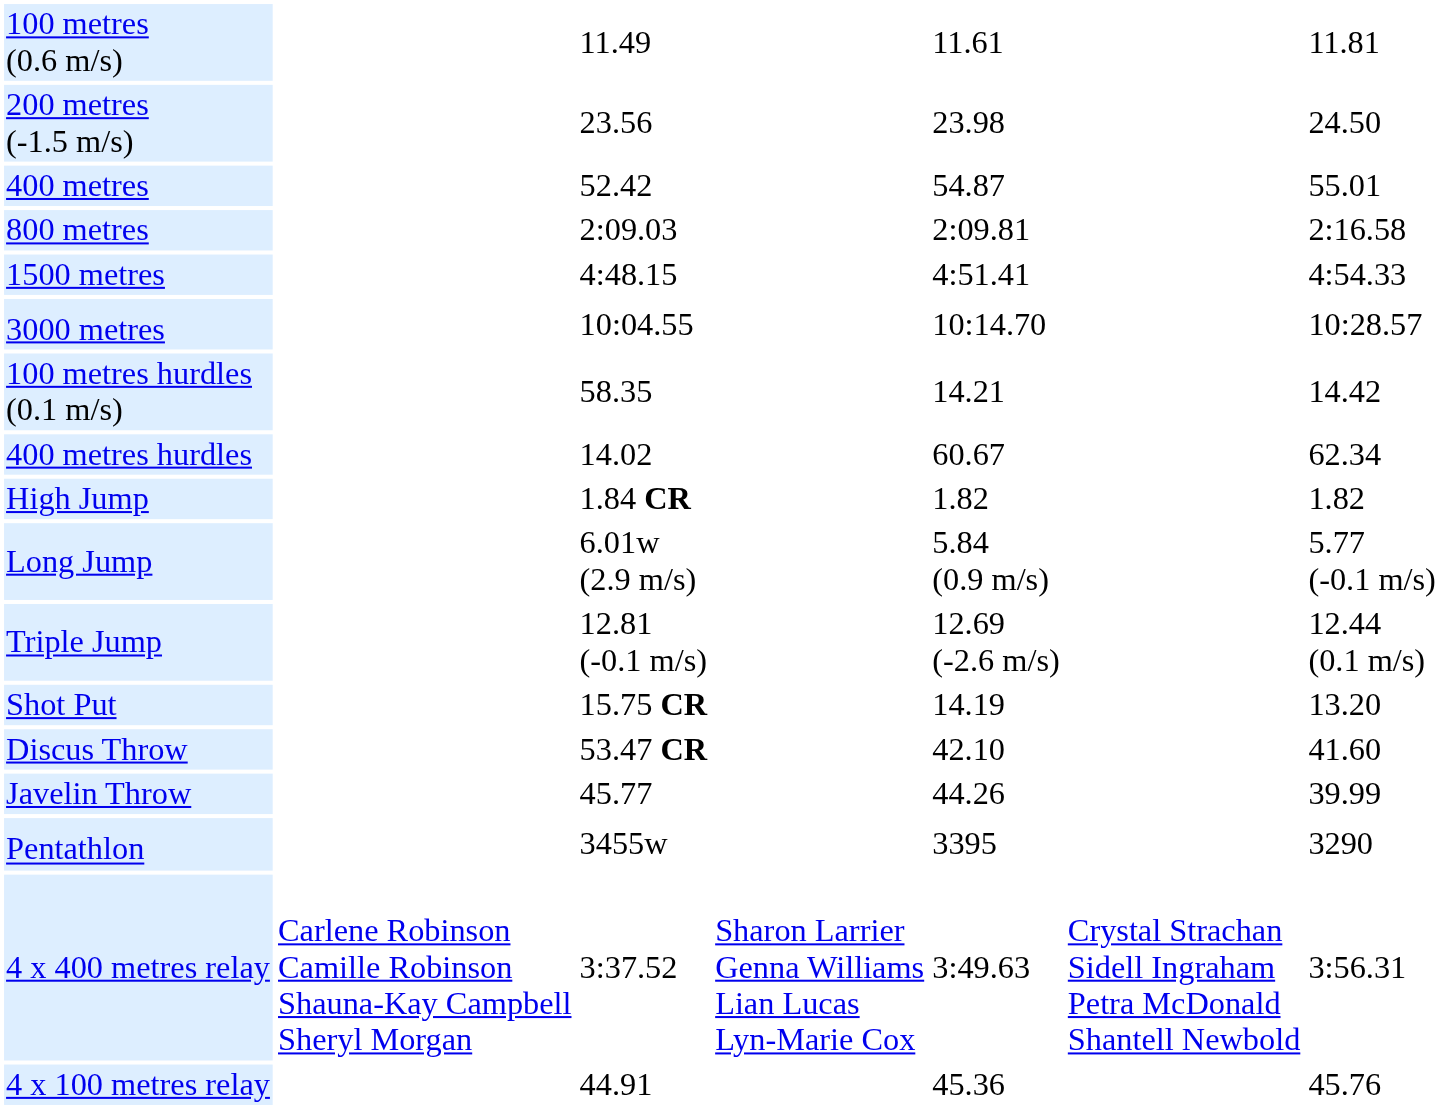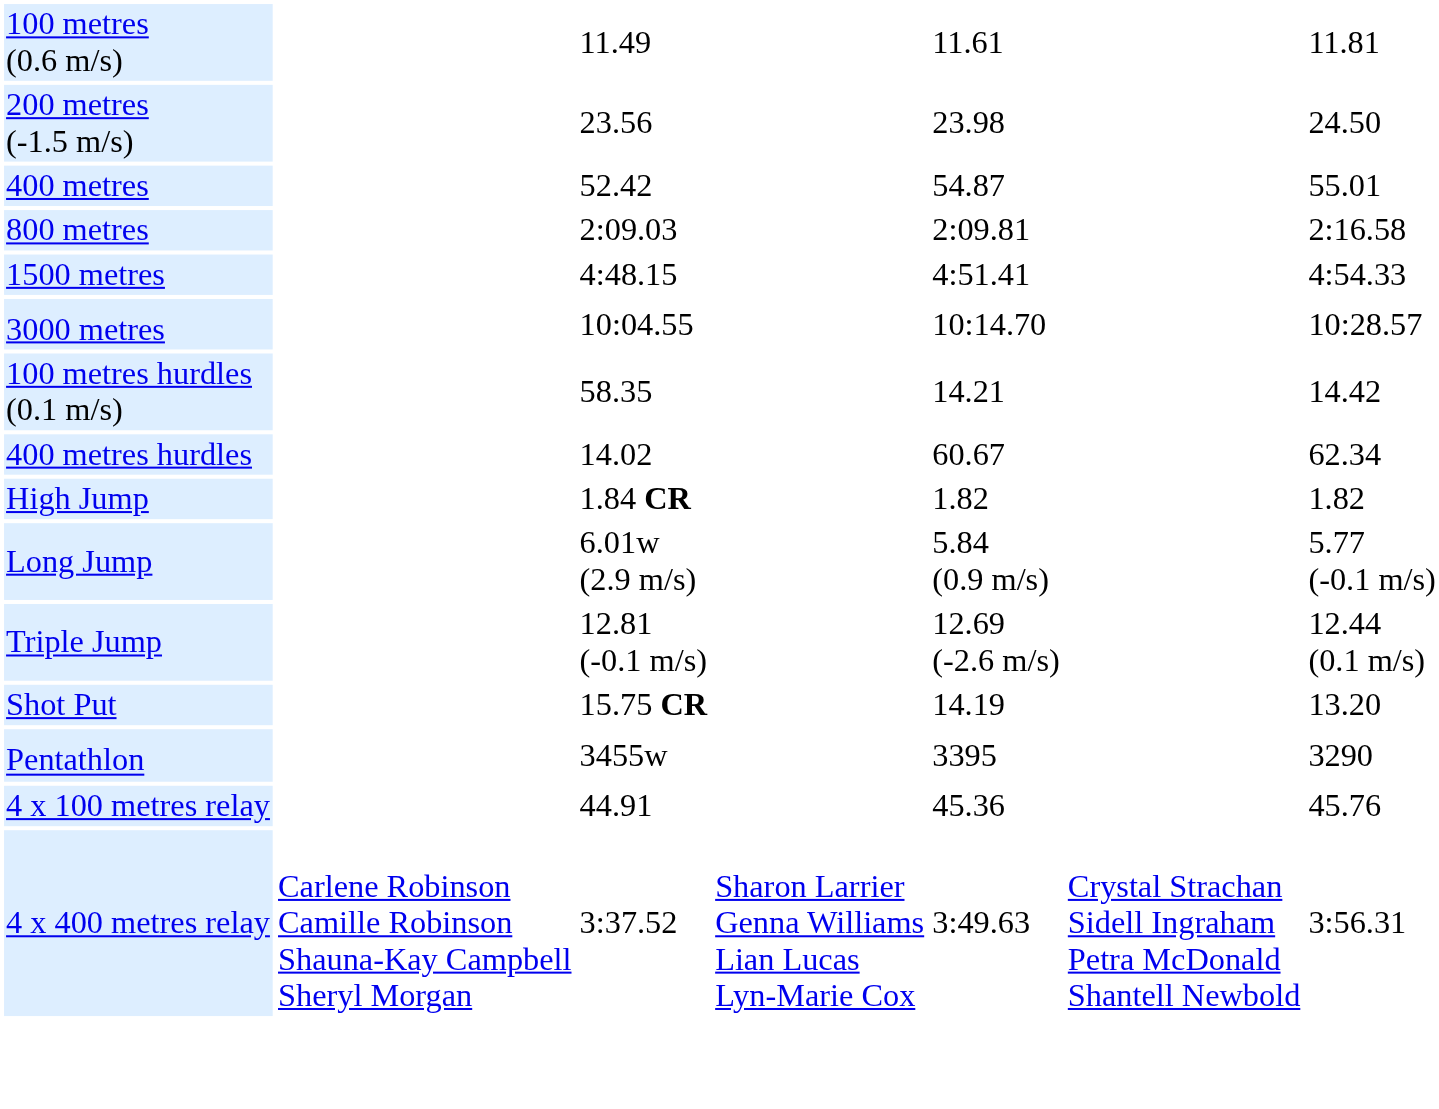- row: (97, 749)
- row: (99, 794)
rows swapped: (138, 1083) <-> (138, 966)
